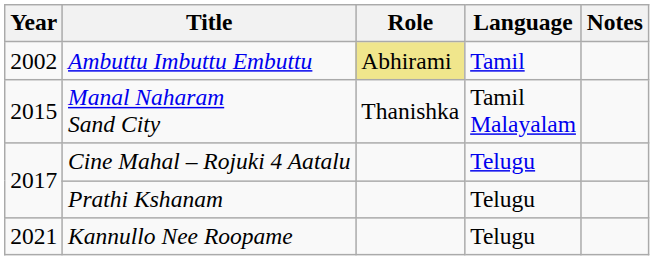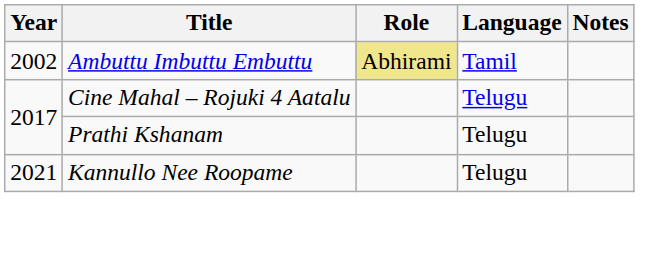- row: (146, 110)
